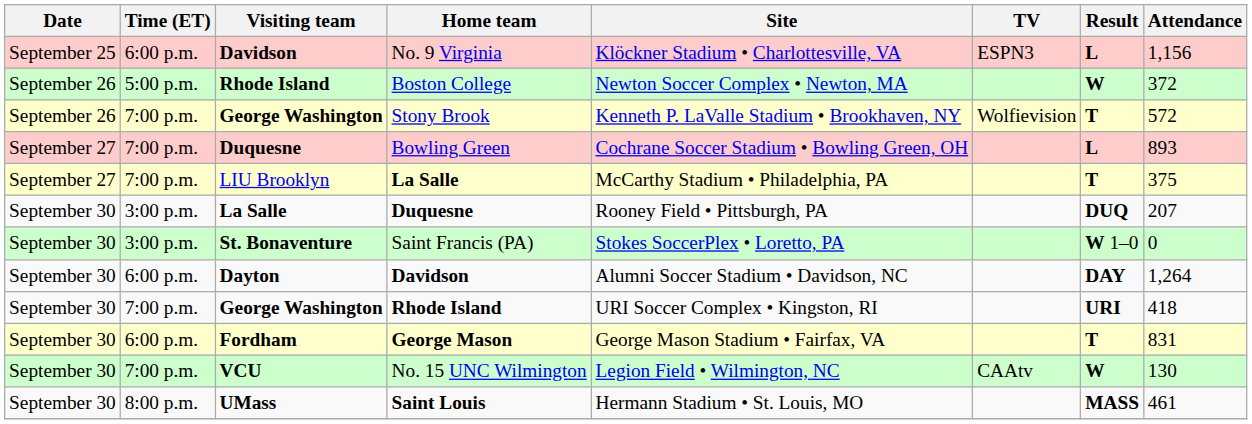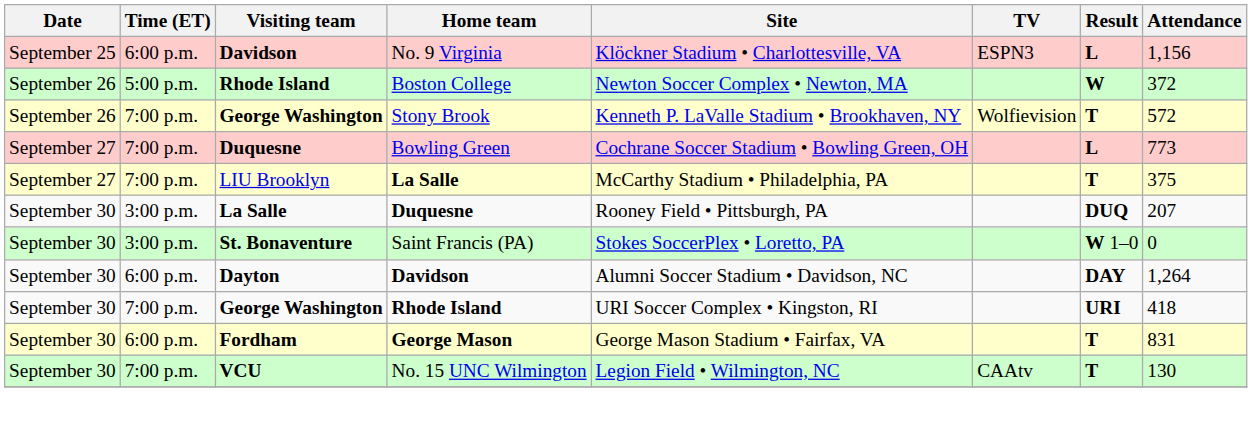(1162, 147) 893 -> (1162, 147) 773
(1095, 370) W -> (1092, 370) T
- row: (439, 402)
